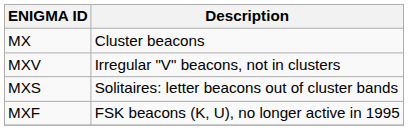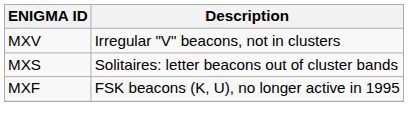- row: (19, 40)
